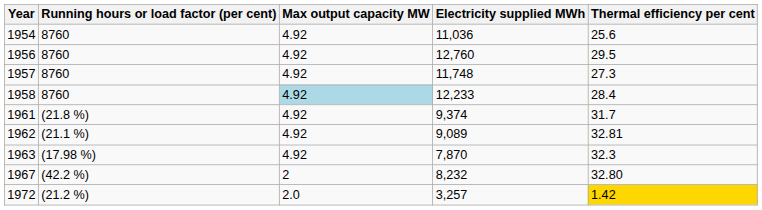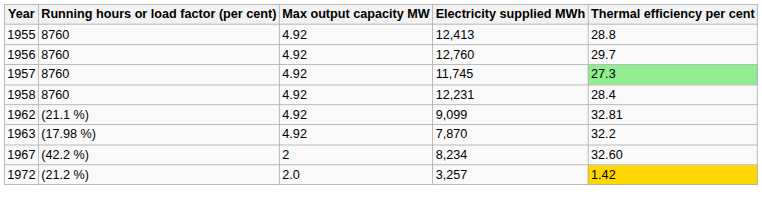- row: (21, 34)
+ row: (21, 34)
(603, 54) 29.5 -> (603, 54) 29.7
(454, 74) 11,748 -> (454, 74) 11,745
(603, 74) no background -> (603, 74) lightgreen background
(295, 94) lightblue background -> (295, 94) no background
(455, 94) 12,233 -> (455, 94) 12,231
- row: (21, 114)
(451, 134) 9,089 -> (451, 114) 9,099
(603, 154) 32.3 -> (603, 134) 32.2
(451, 174) 8,232 -> (451, 154) 8,234
(607, 174) 32.80 -> (607, 154) 32.60
